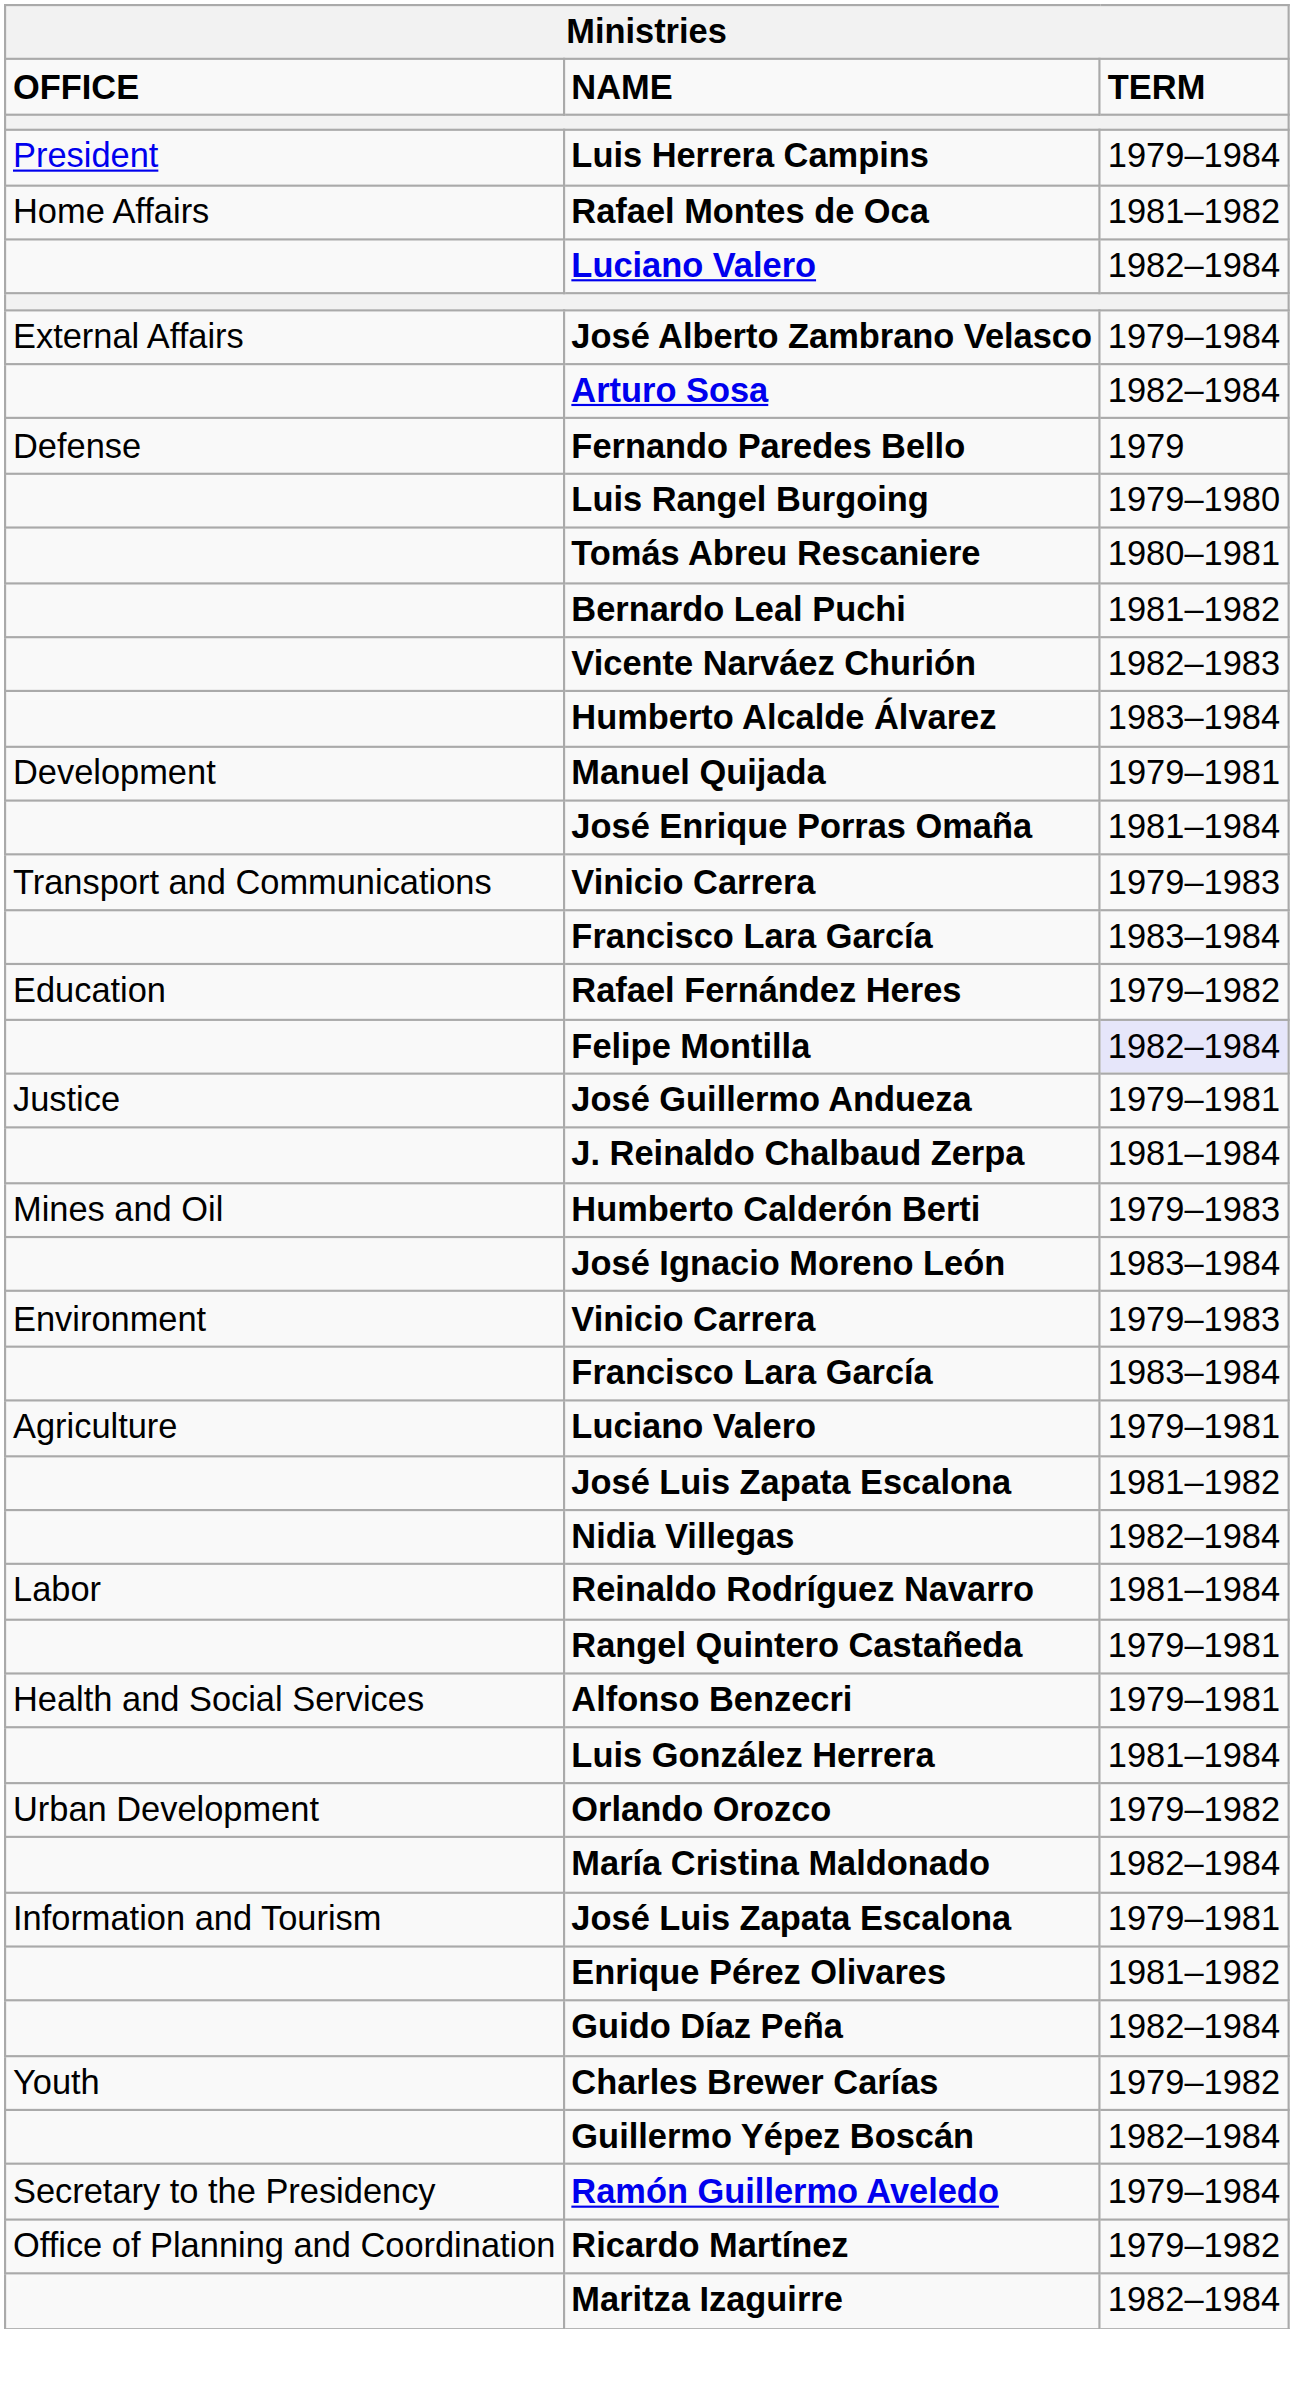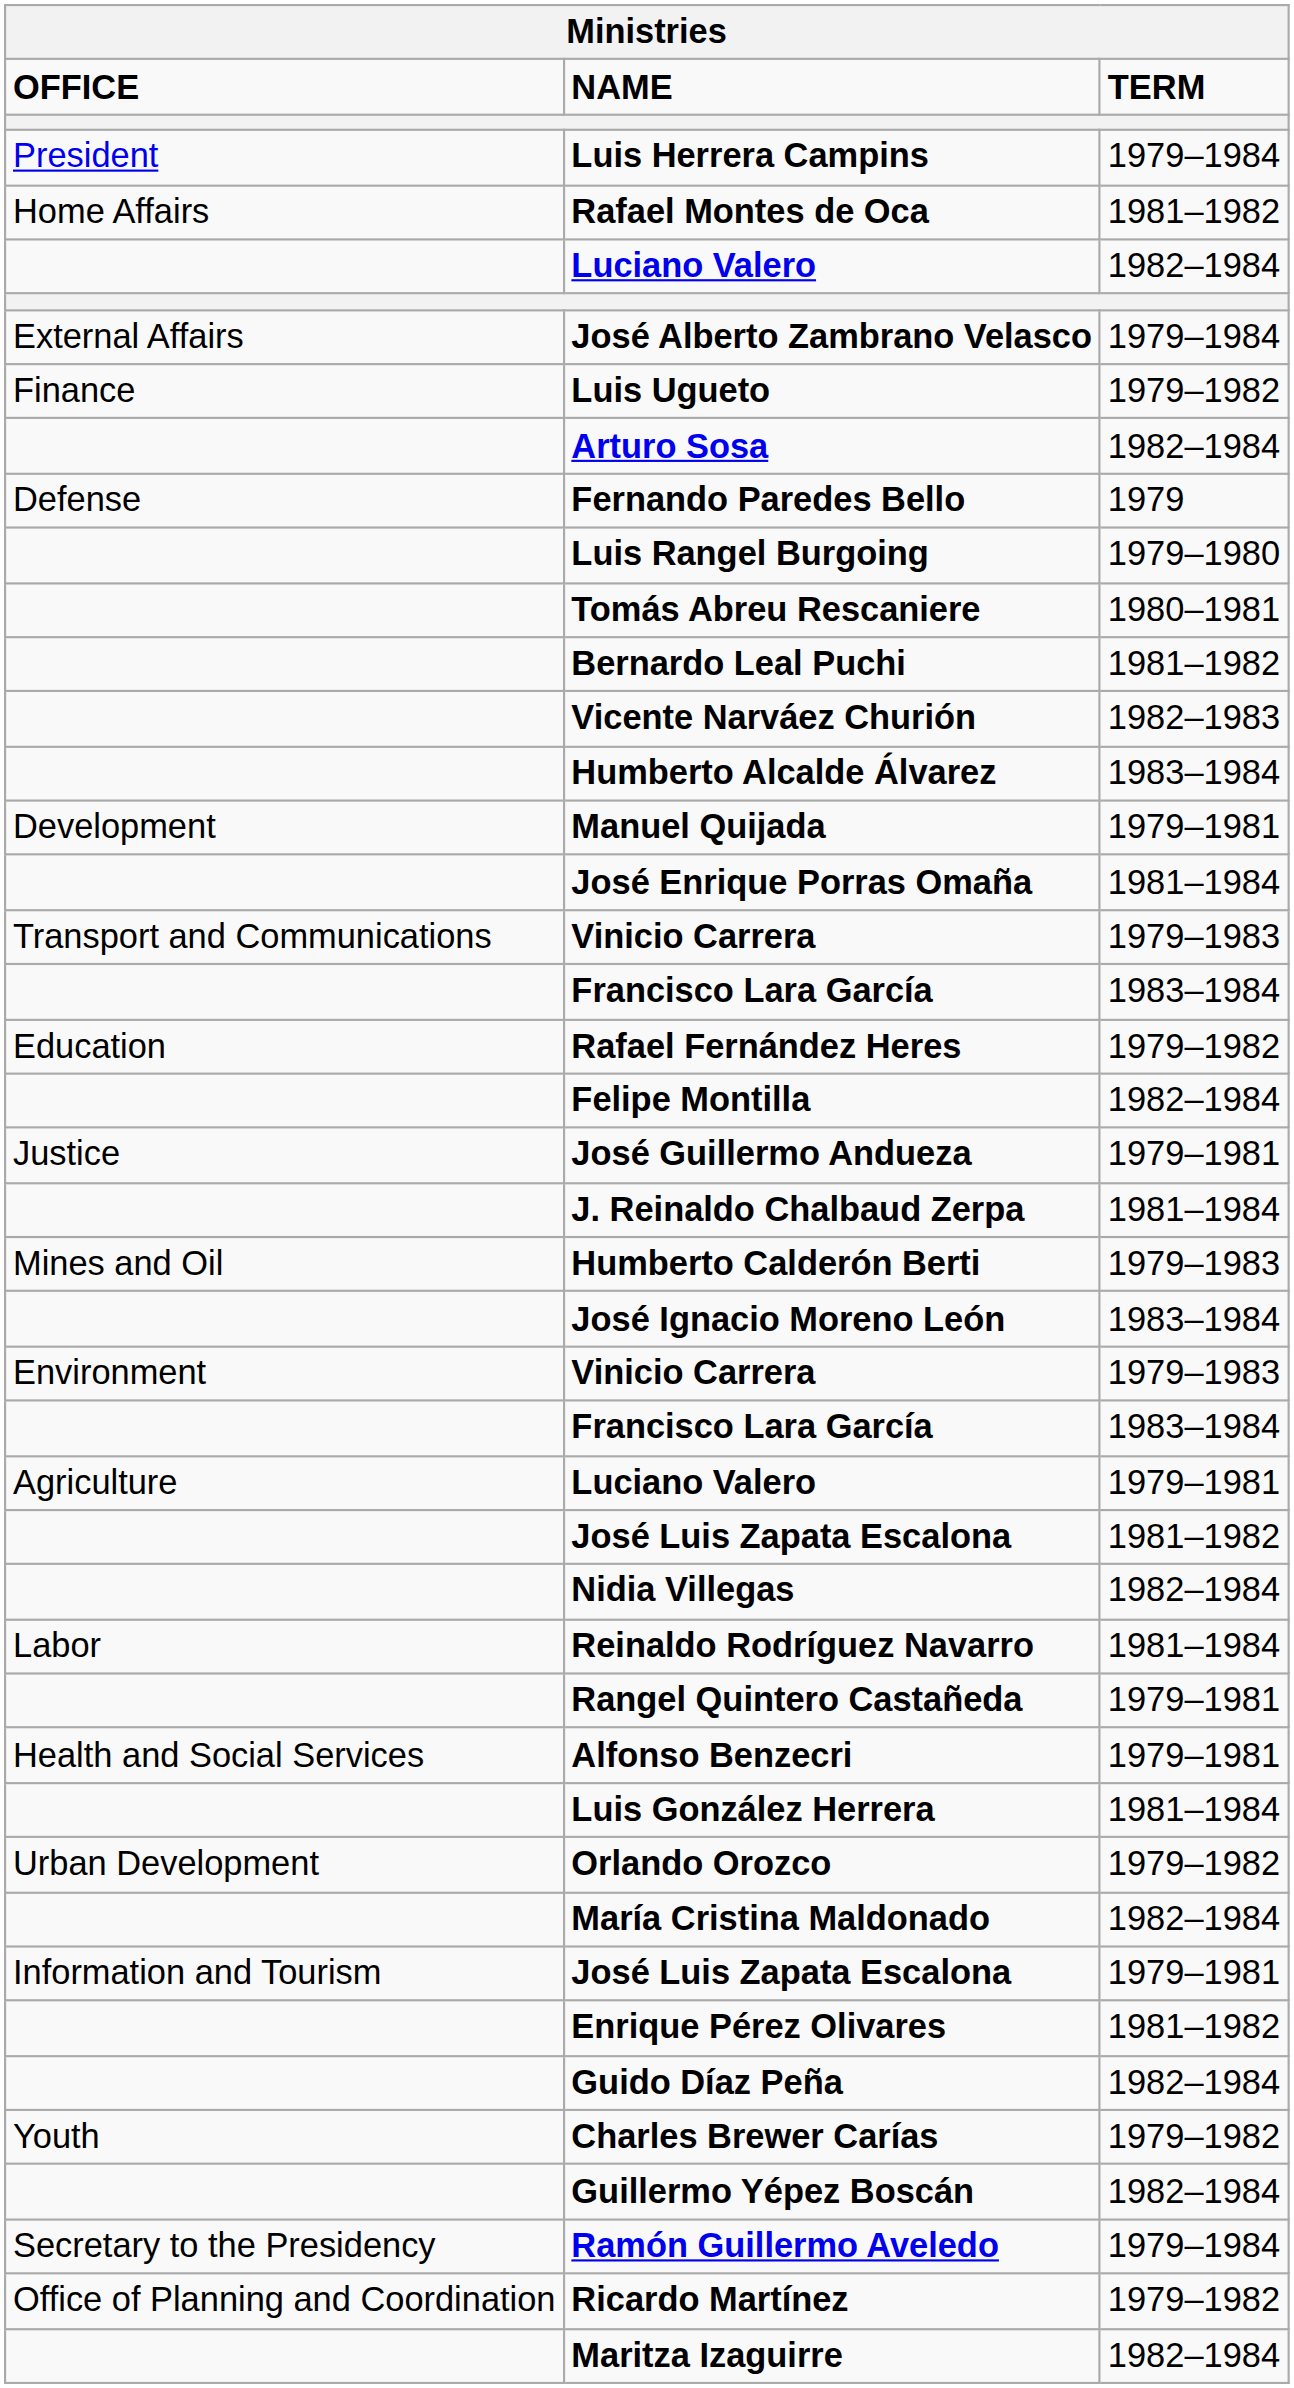+ row: (74, 390)
(1194, 1045) lavender background -> (1194, 1100) no background
